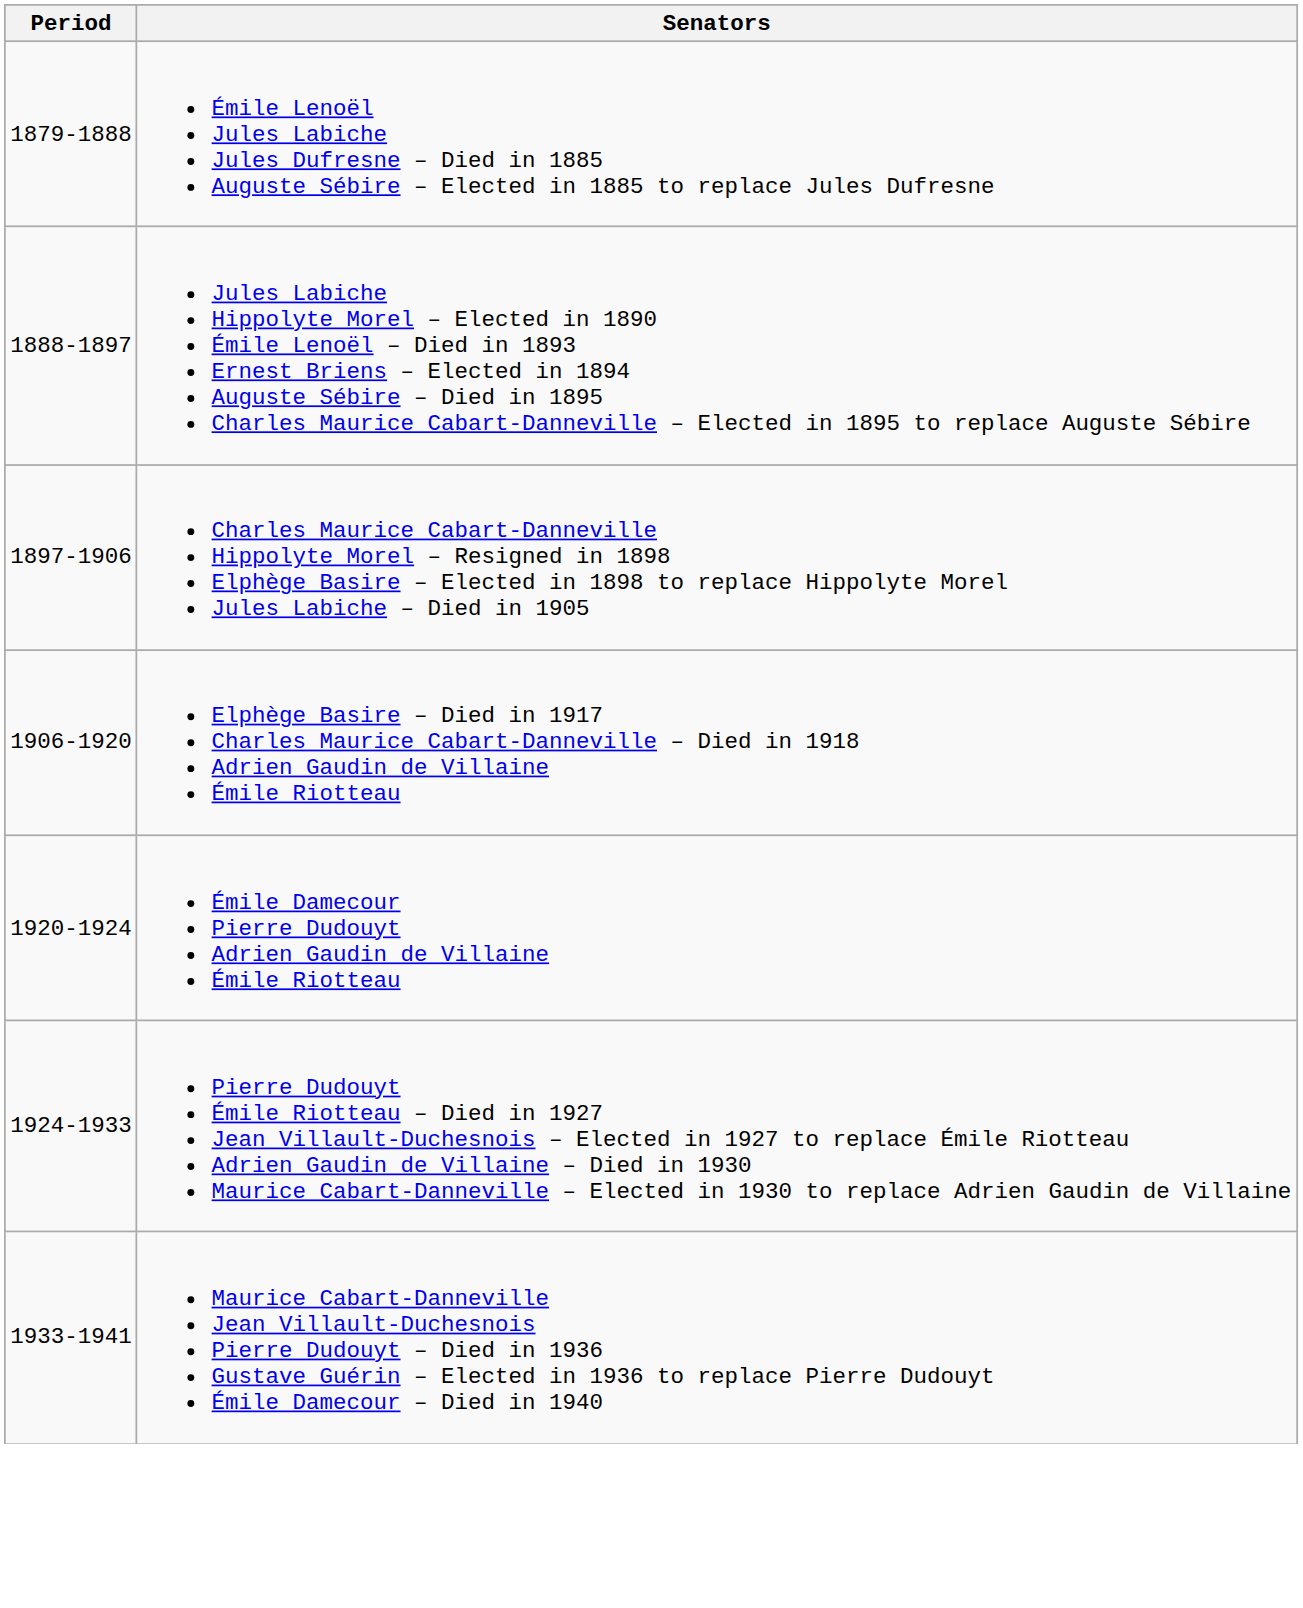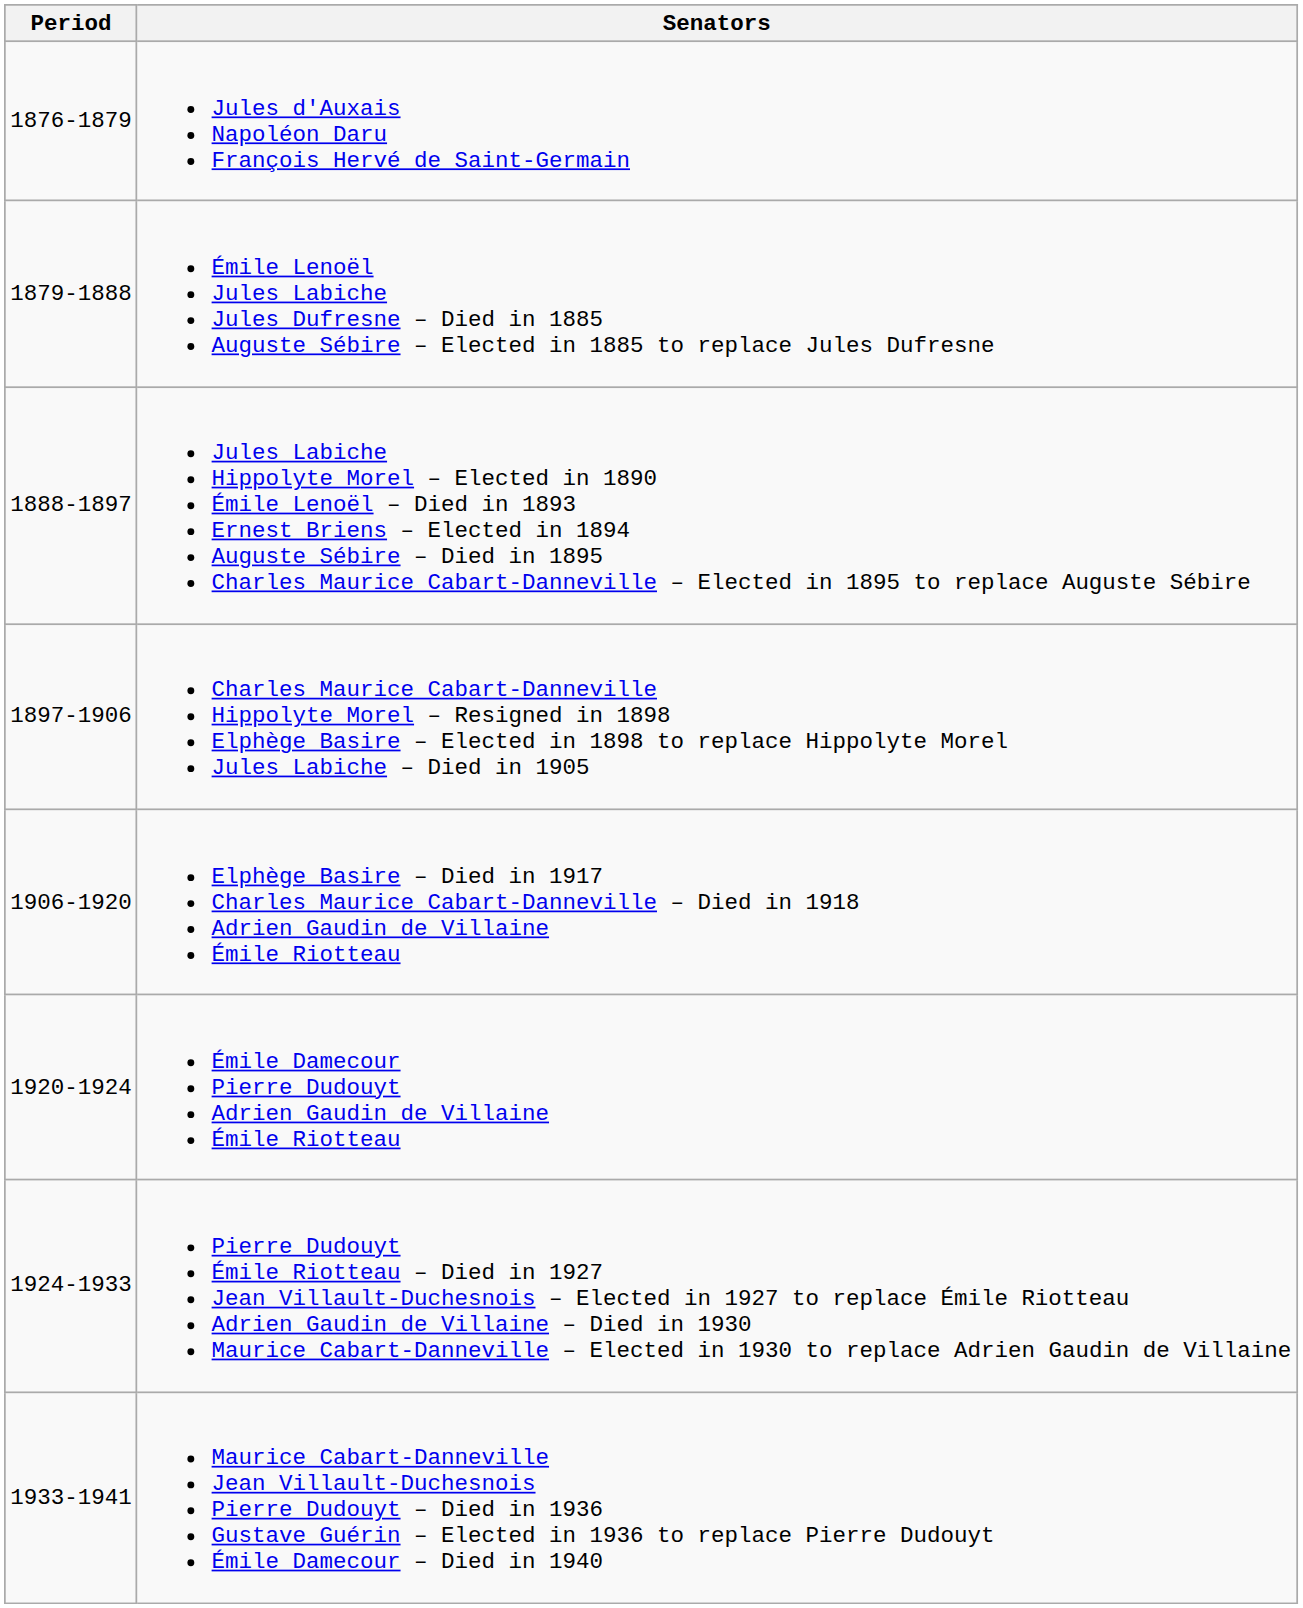+ row: (717, 134)
